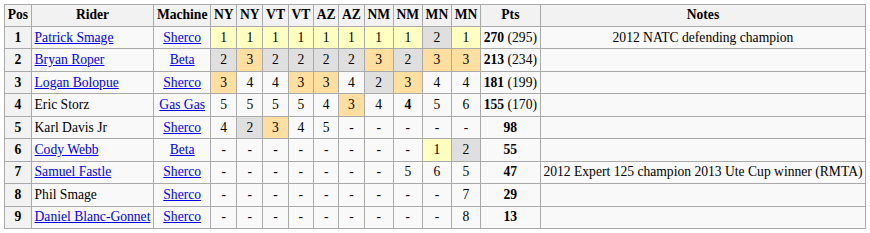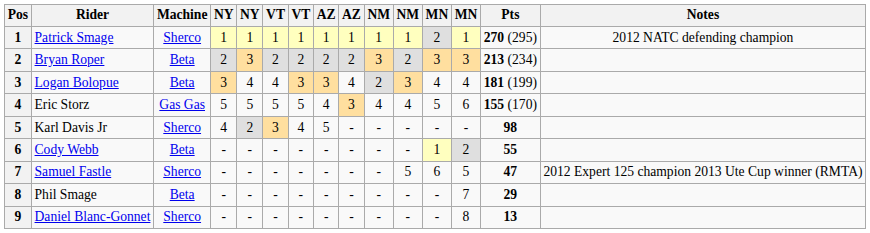(182, 82) Sherco -> (182, 82) Beta
(408, 105) bold -> (408, 105) normal
(182, 194) Sherco -> (182, 194) Beta
